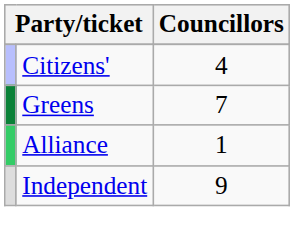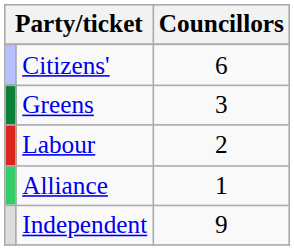(221, 64) 4 -> (221, 64) 6
(221, 104) 7 -> (221, 104) 3
+ row: (59, 144)
